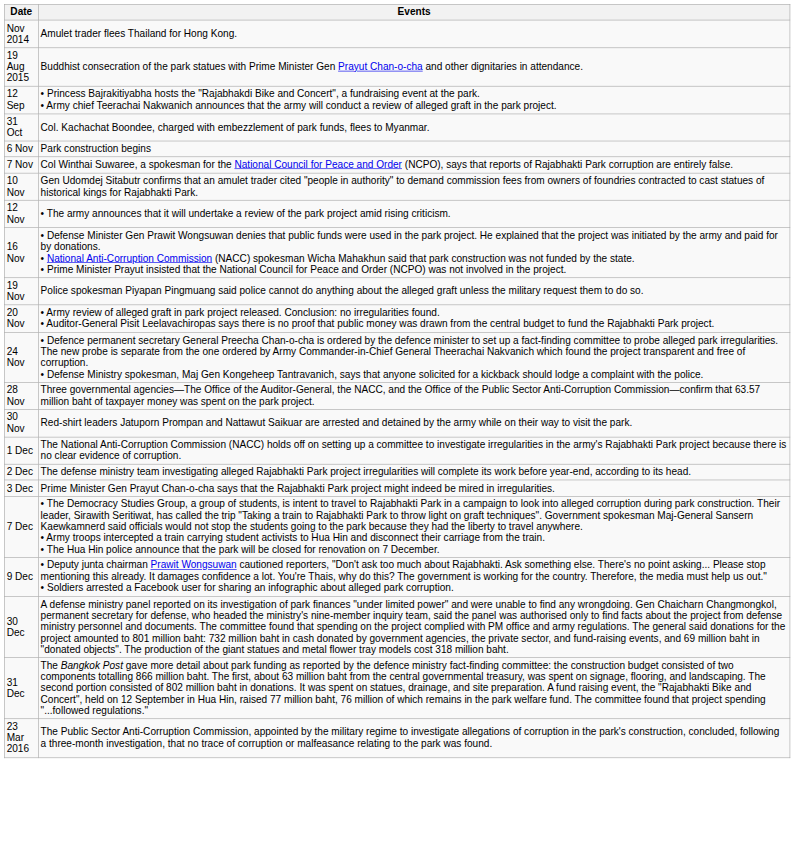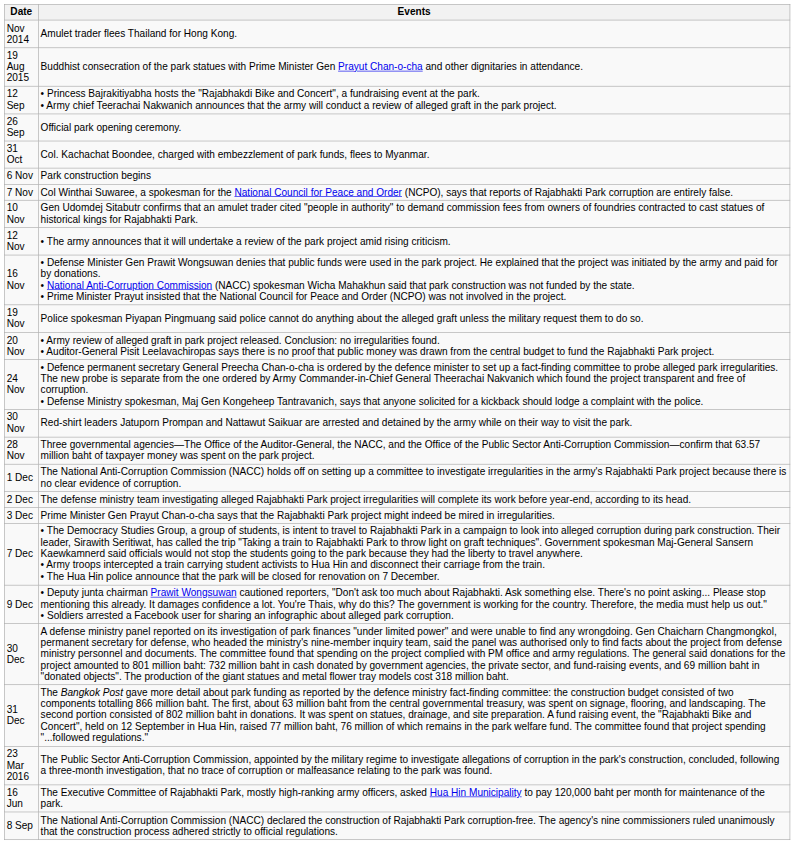+ row: (16, 127)
rows swapped: (16, 396) <-> (16, 423)
+ row: (15, 798)
+ row: (20, 826)
